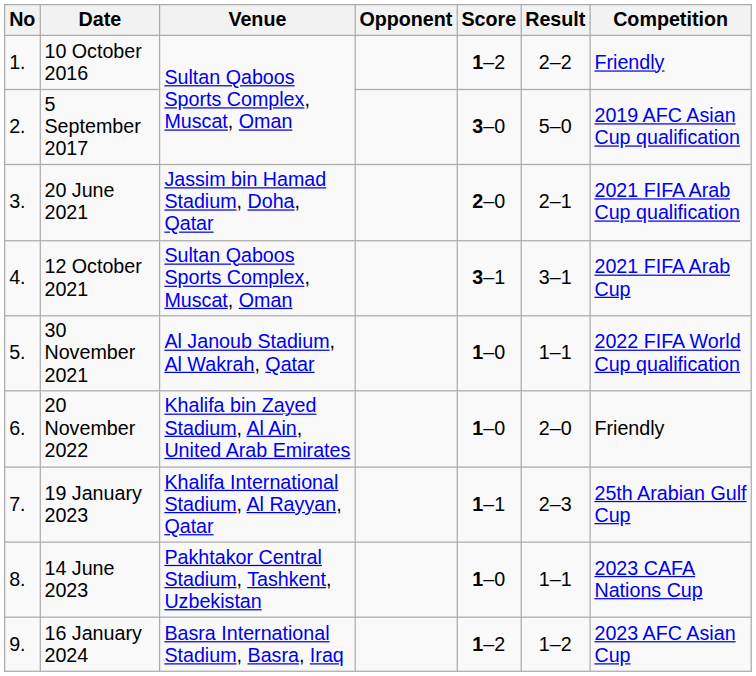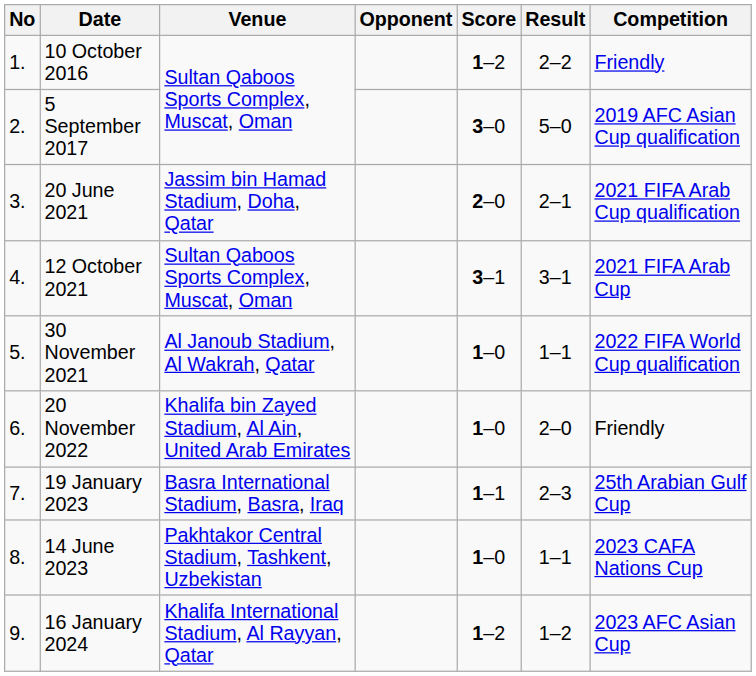(253, 504) Khalifa International Stadium, Al Rayyan, Qatar -> (254, 493) Basra International Stadium, Basra, Iraq
(254, 644) Basra International Stadium, Basra, Iraq -> (253, 633) Khalifa International Stadium, Al Rayyan, Qatar
